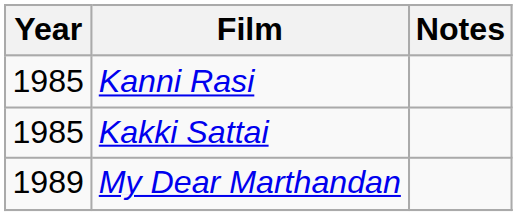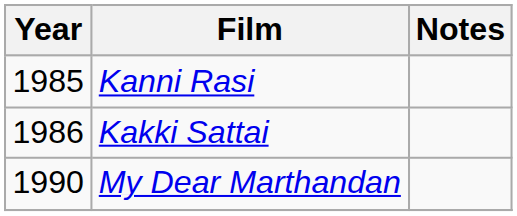(48, 132) 1985 -> (48, 132) 1986
(48, 183) 1989 -> (48, 183) 1990
